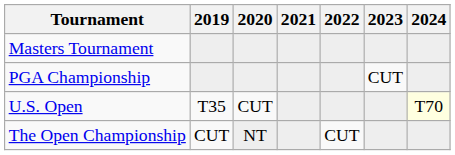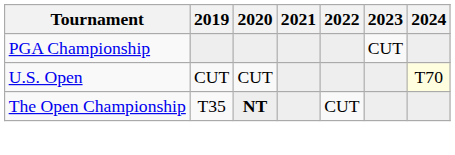- row: (81, 48)
(212, 106) T35 -> (212, 77) CUT
(212, 135) CUT -> (212, 106) T35
(255, 135) normal -> (255, 106) bold
